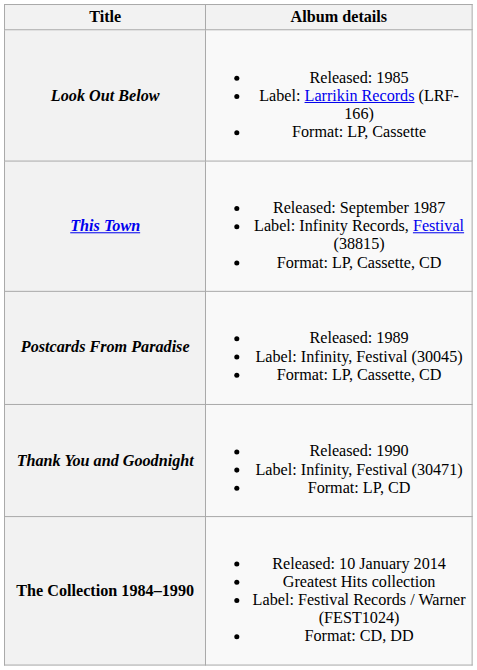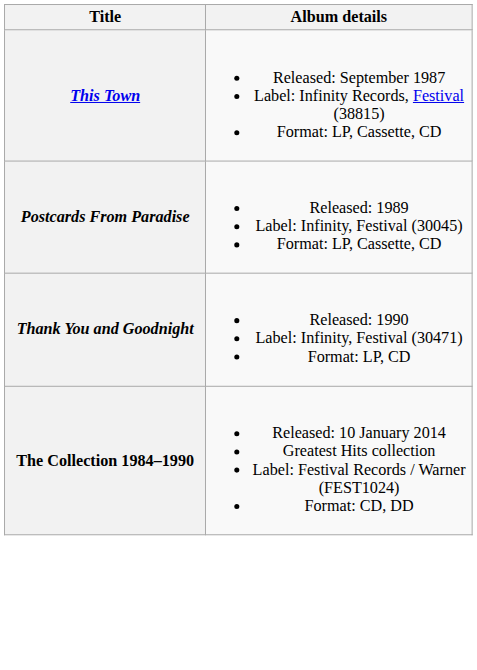- row: (105, 95)
